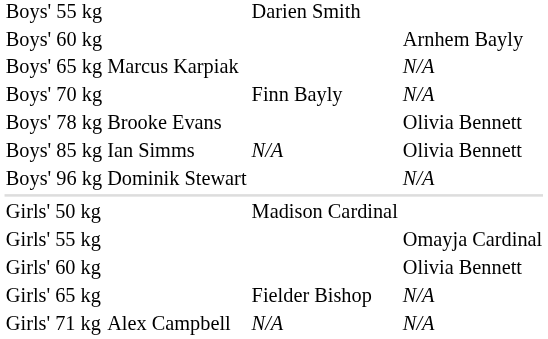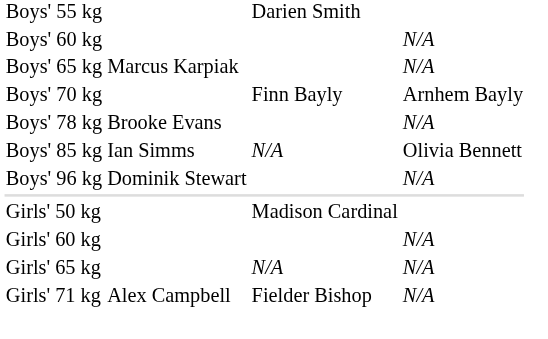(463, 39) Arnhem Bayly -> (419, 39) N/A
(419, 94) N/A -> (463, 94) Arnhem Bayly
(462, 122) Olivia Bennett -> (419, 122) N/A
- row: (53, 239)
(462, 267) Olivia Bennett -> (419, 239) N/A
(312, 295) Fielder Bishop -> (267, 267) N/A
(267, 323) N/A -> (312, 295) Fielder Bishop
